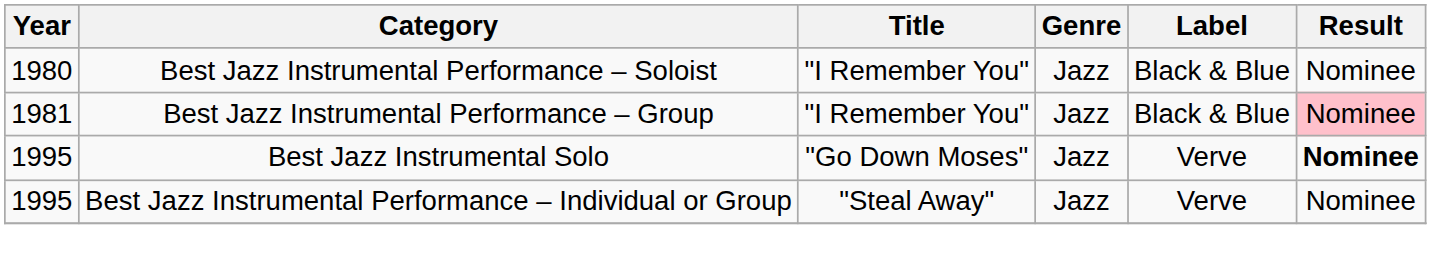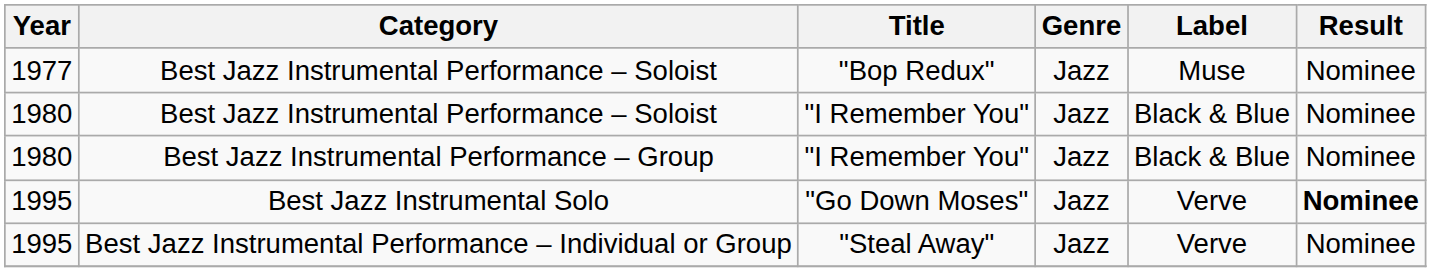+ row: (438, 69)
(42, 113) 1981 -> (42, 157) 1980
(1361, 113) pink background -> (1361, 157) no background
